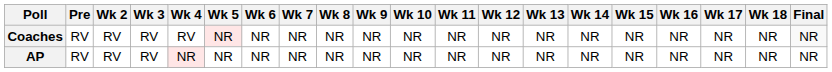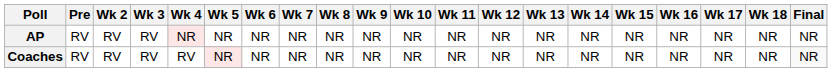rows swapped: (35, 57) <-> (35, 36)
